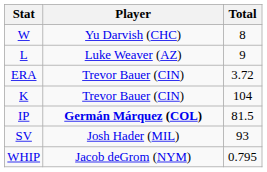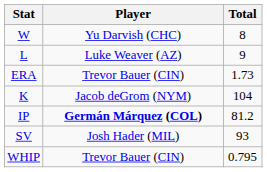(243, 75) 3.72 -> (243, 75) 1.73
(133, 95) Trevor Bauer (CIN) -> (133, 95) Jacob deGrom (NYM)
(243, 116) 81.5 -> (243, 116) 81.2
(133, 156) Jacob deGrom (NYM) -> (133, 156) Trevor Bauer (CIN)
